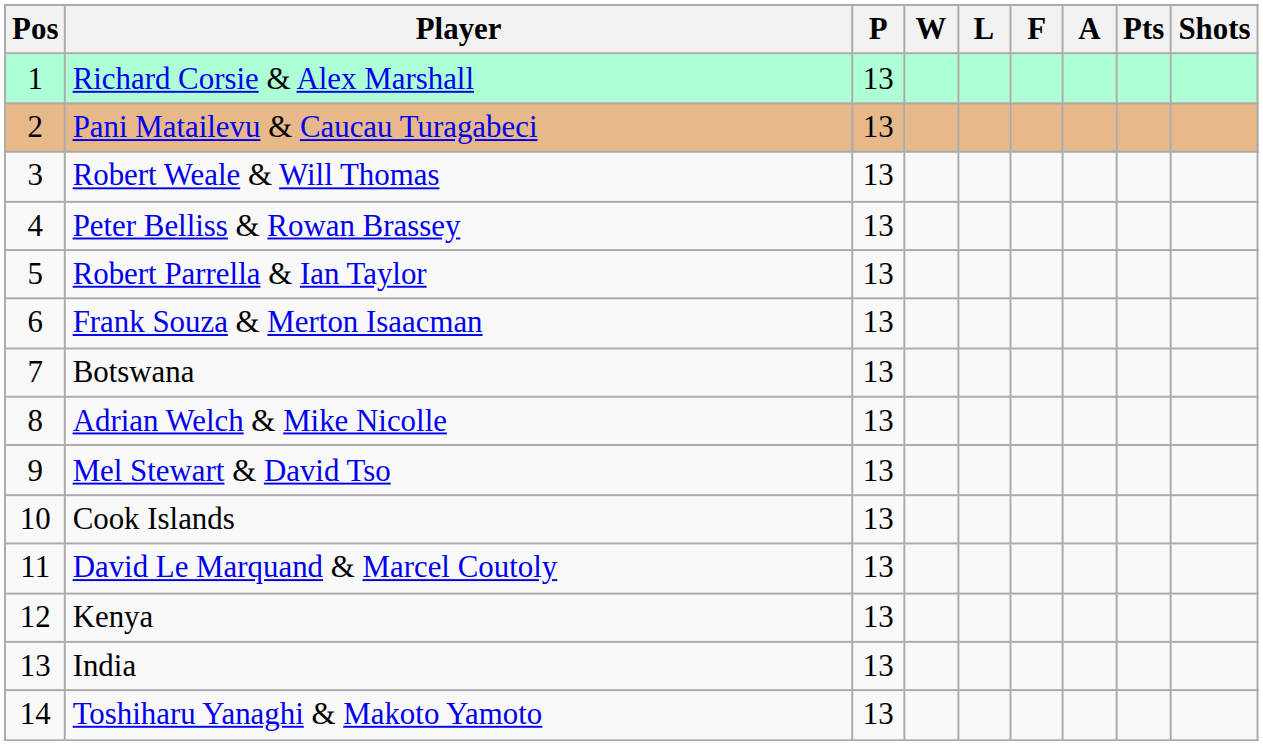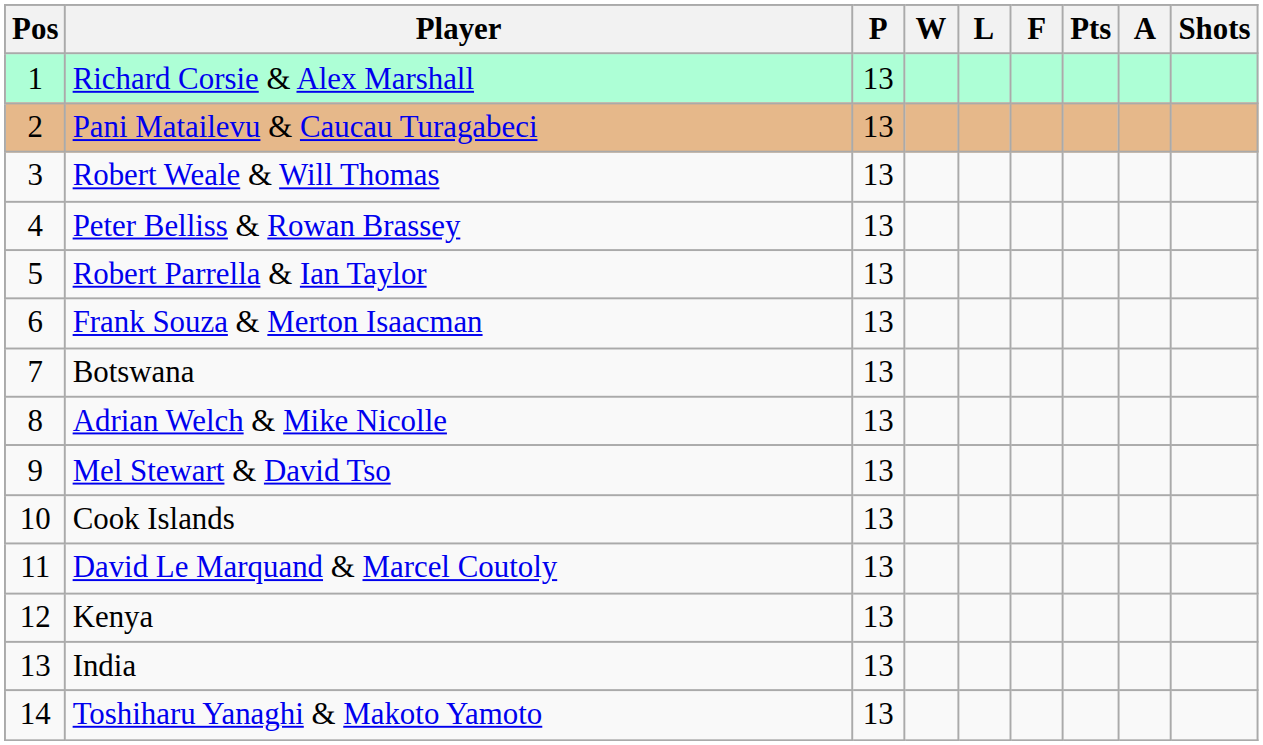columns swapped: (1090, 28) <-> (1144, 28)
